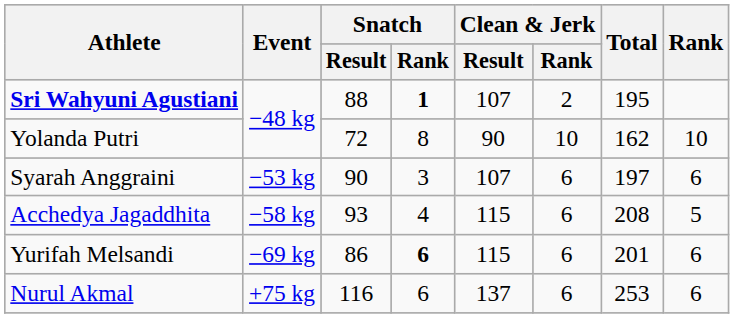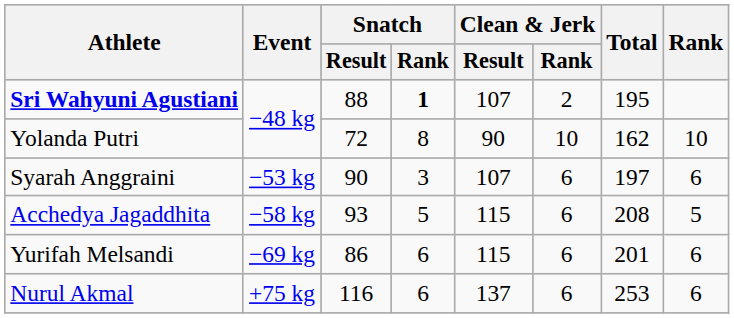(423, 215) 4 -> (423, 215) 5
(423, 254) bold -> (423, 254) normal
